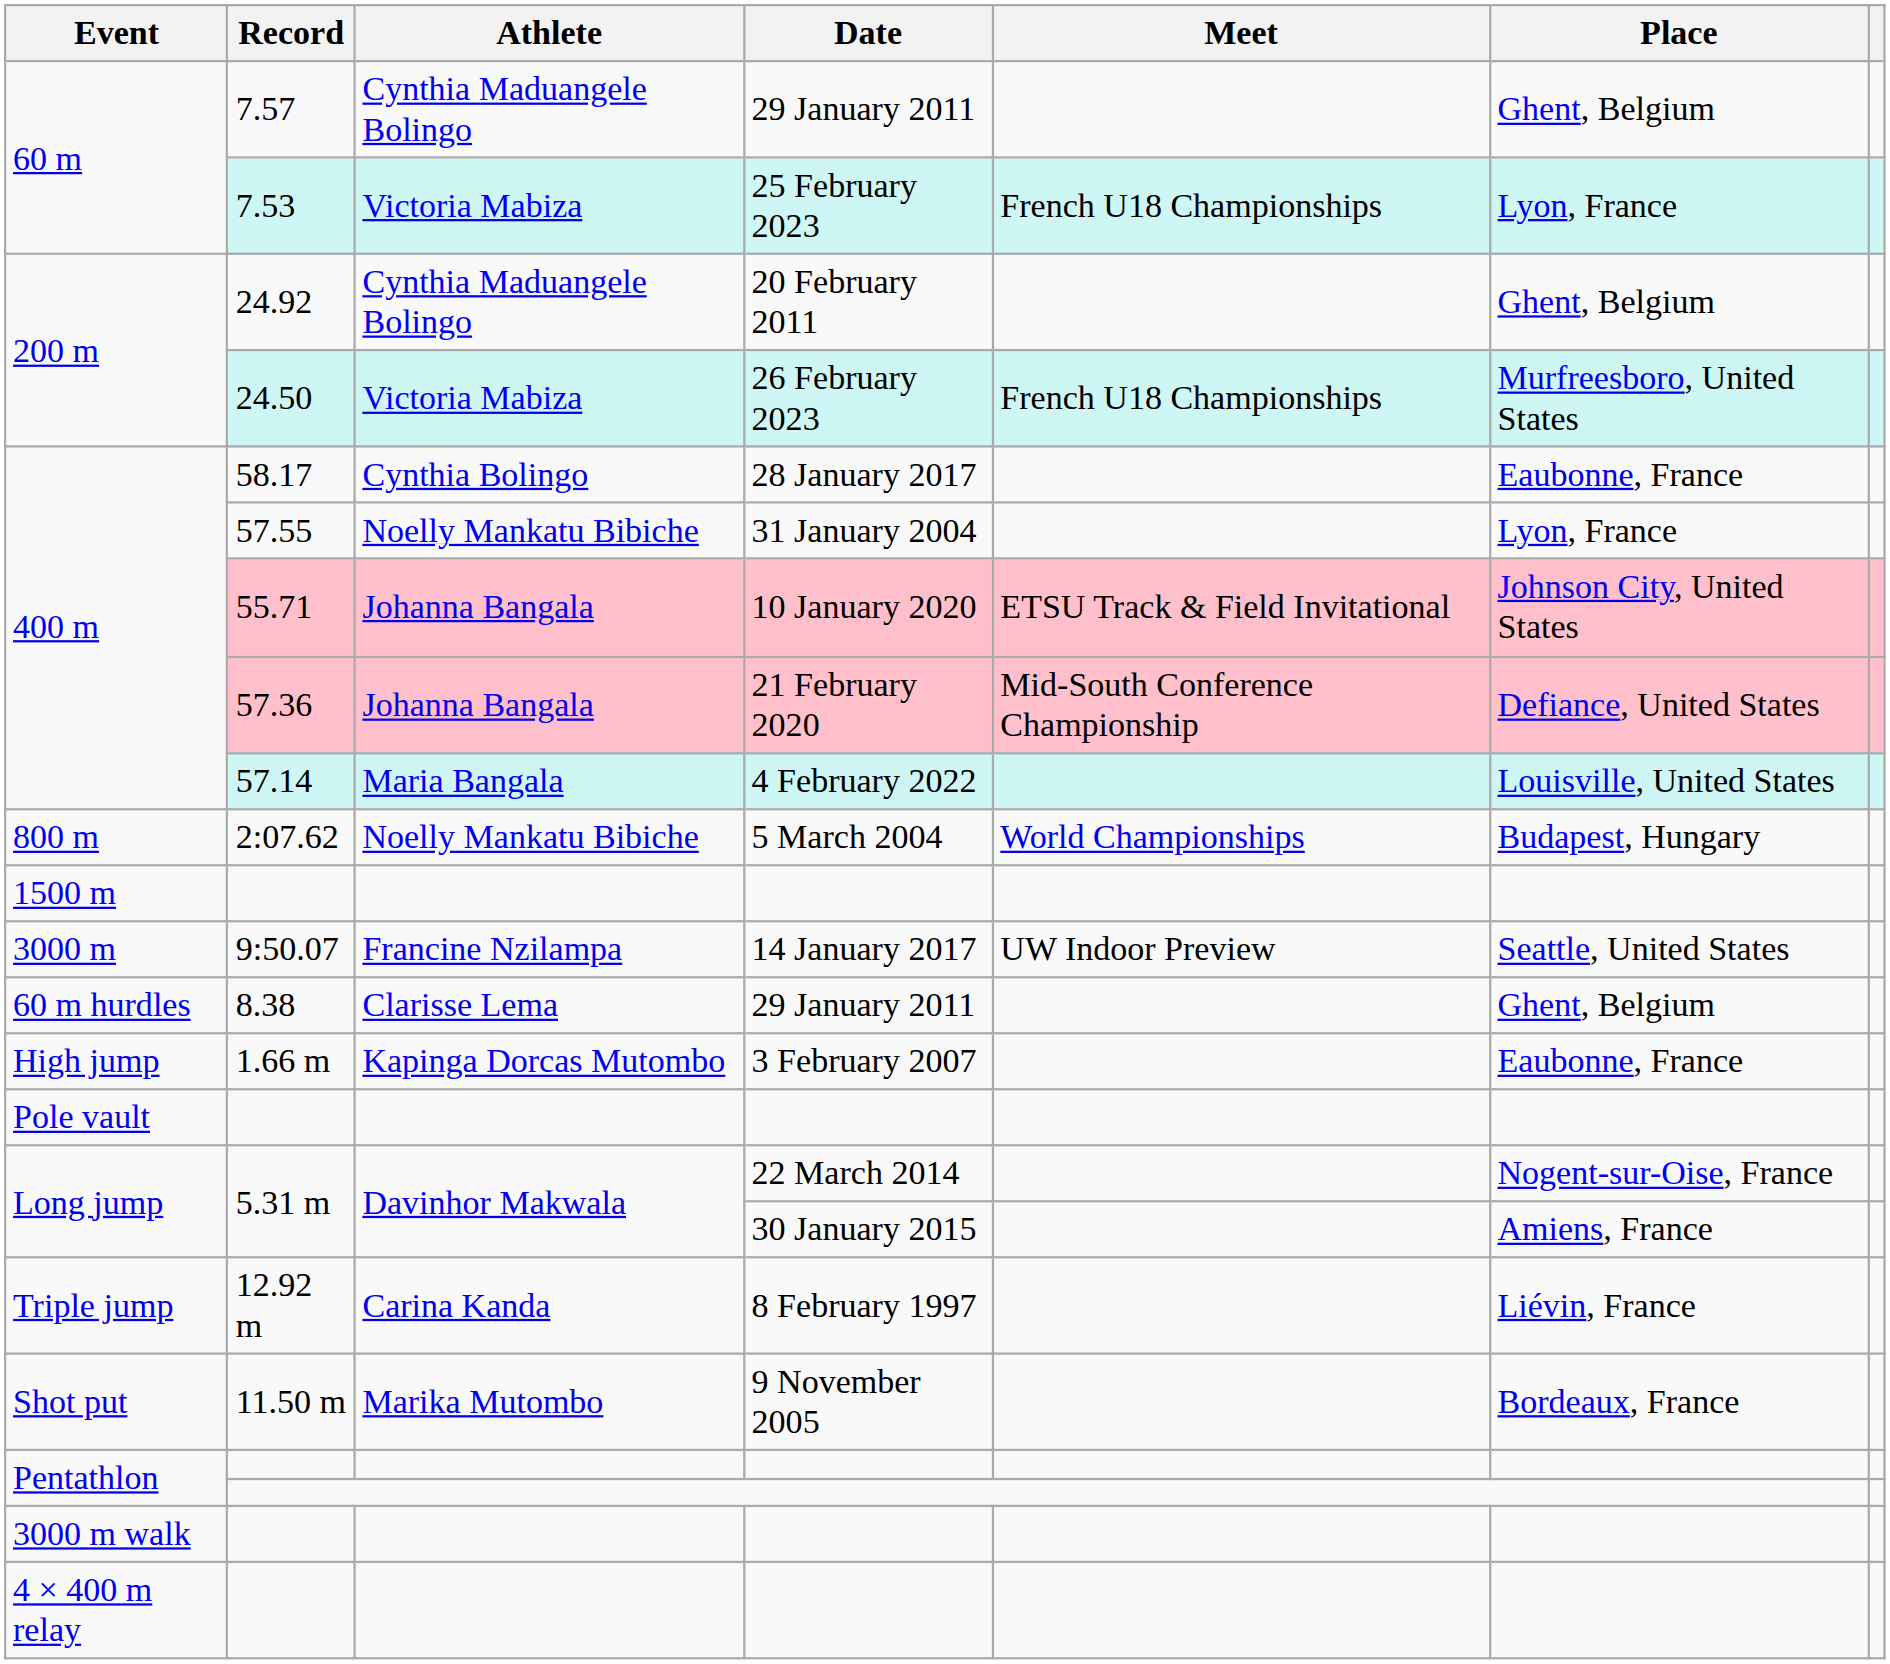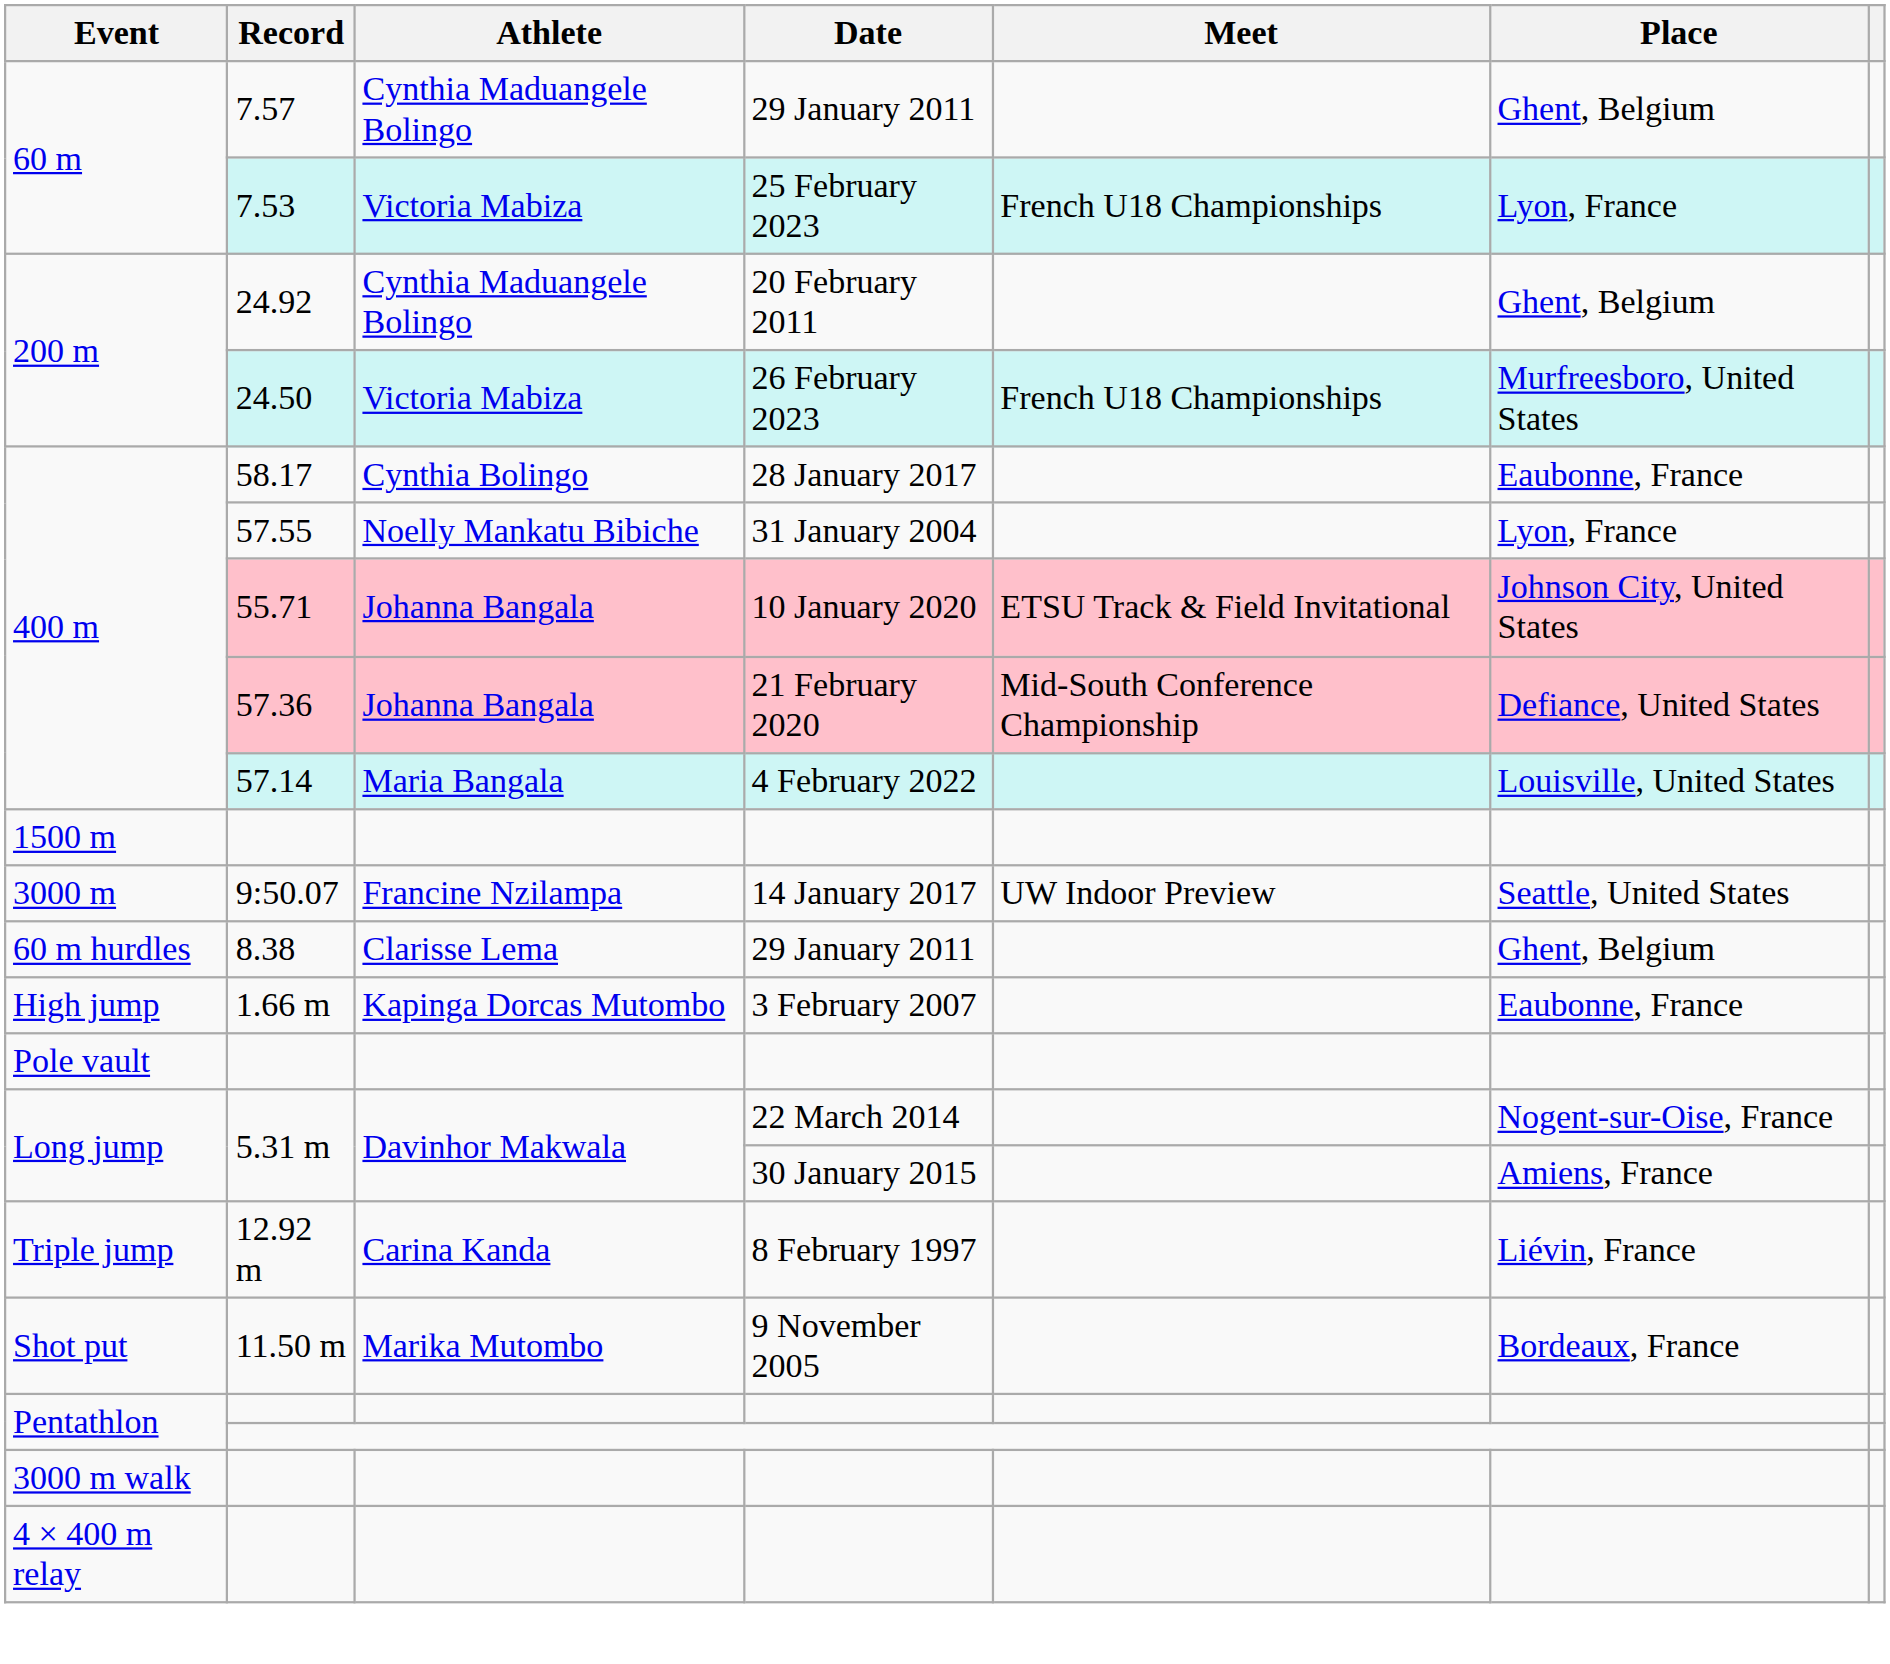- row: (56, 836)
